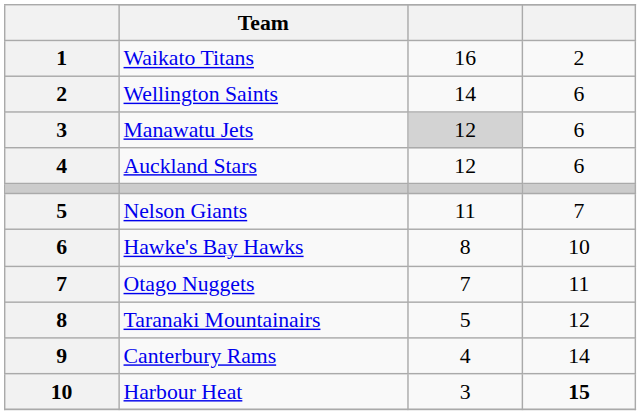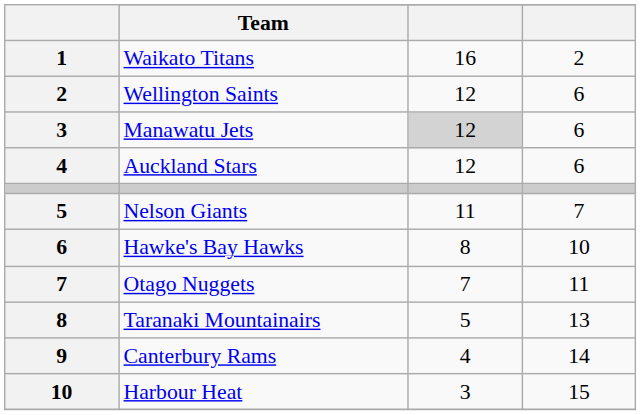(465, 94) 14 -> (465, 94) 12
(579, 319) 12 -> (579, 319) 13
(579, 391) bold -> (579, 391) normal
